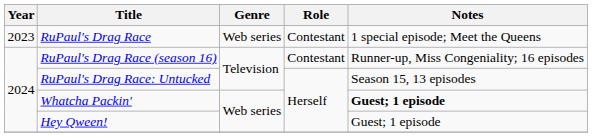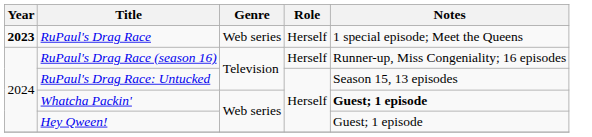(21, 36) normal -> (21, 36) bold
(316, 36) Contestant -> (307, 36) Herself
(316, 57) Contestant -> (307, 57) Herself
